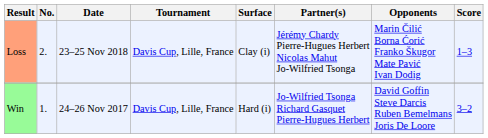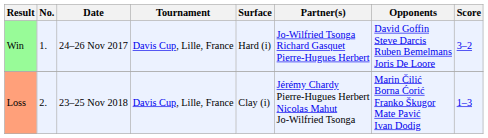rows swapped: (15, 108) <-> (16, 51)
